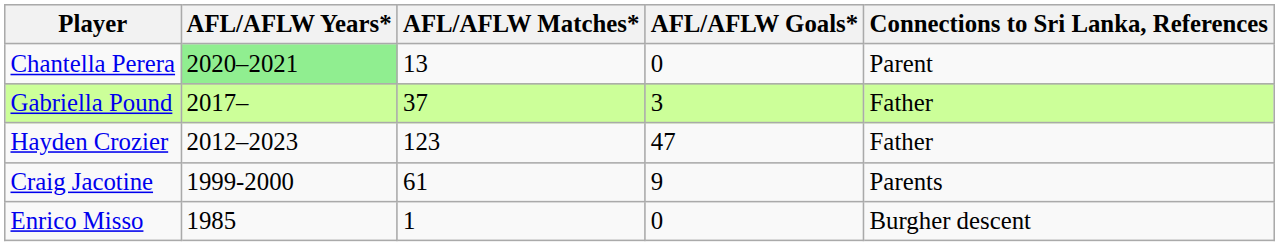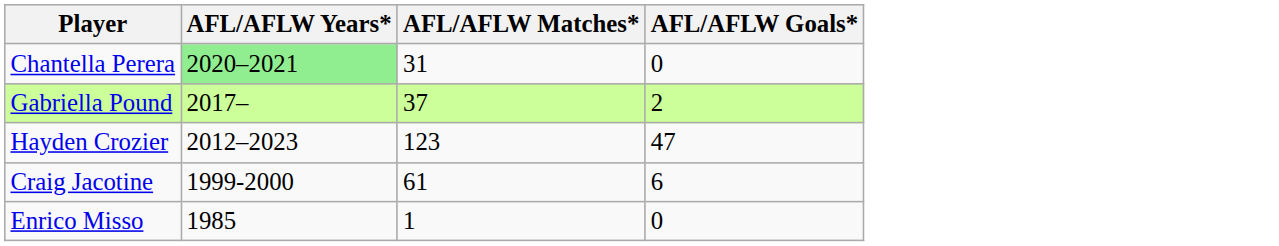- column: (1069, 24)
(415, 63) 13 -> (415, 63) 31
(657, 102) 3 -> (657, 102) 2
(657, 181) 9 -> (657, 181) 6
